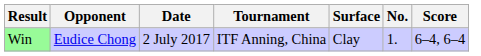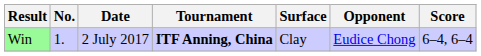columns swapped: (397, 15) <-> (95, 15)
(271, 39) normal -> (214, 39) bold
